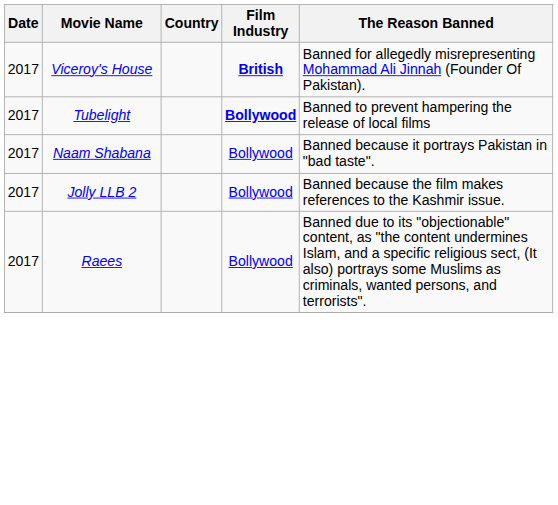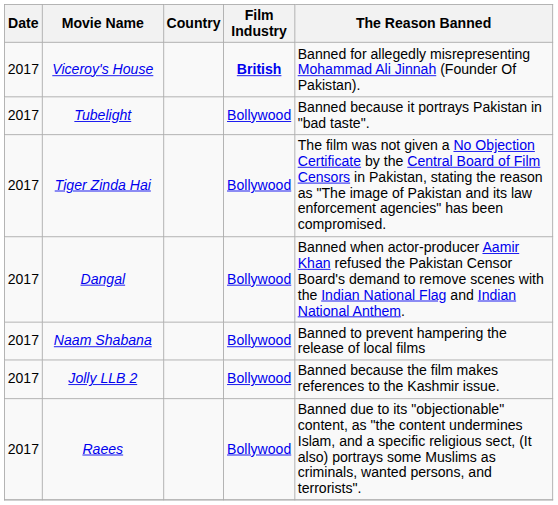(261, 115) bold -> (259, 115) normal
(407, 115) Banned to prevent hampering the release of local films -> (420, 115) Banned because it portrays Pakistan in "bad taste".
+ row: (103, 185)
+ row: (103, 279)
(425, 153) Banned because it portrays Pakistan in "bad taste". -> (402, 341) Banned to prevent hampering the release of local films
